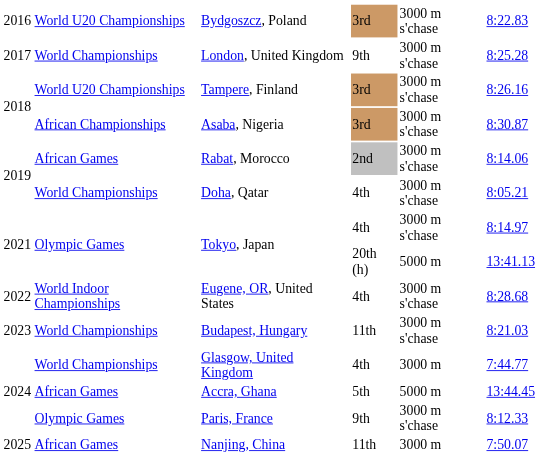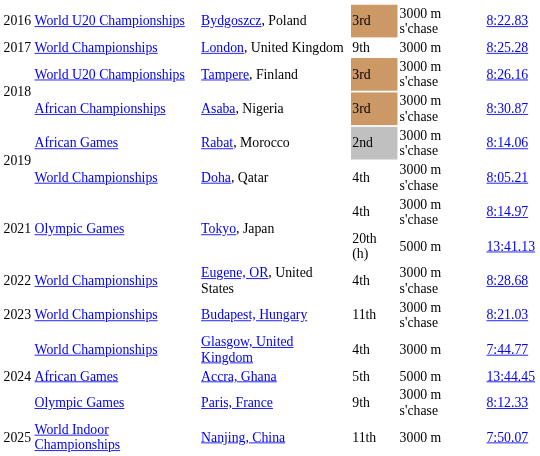(420, 55) 3000 m s'chase -> (420, 47) 3000 m
(77, 296) World Indoor Championships -> (96, 280) World Championships
(76, 445) African Games -> (77, 437) World Indoor Championships
